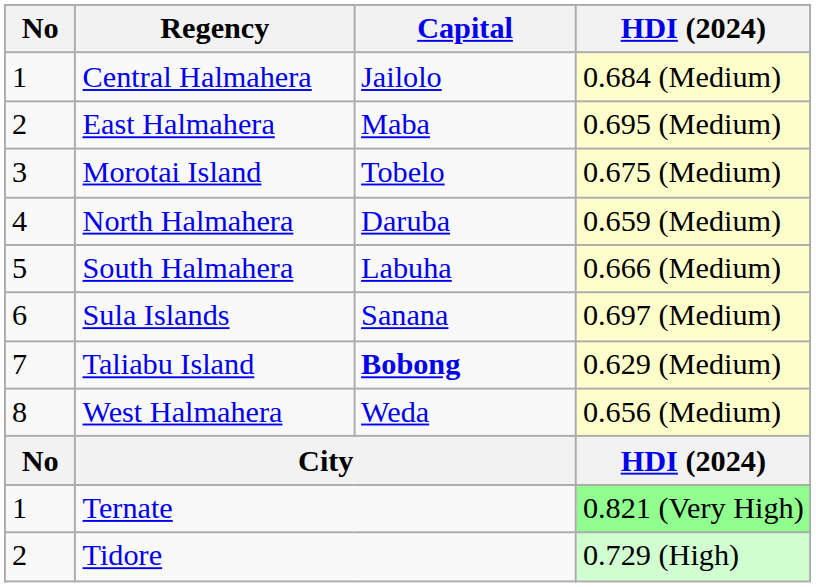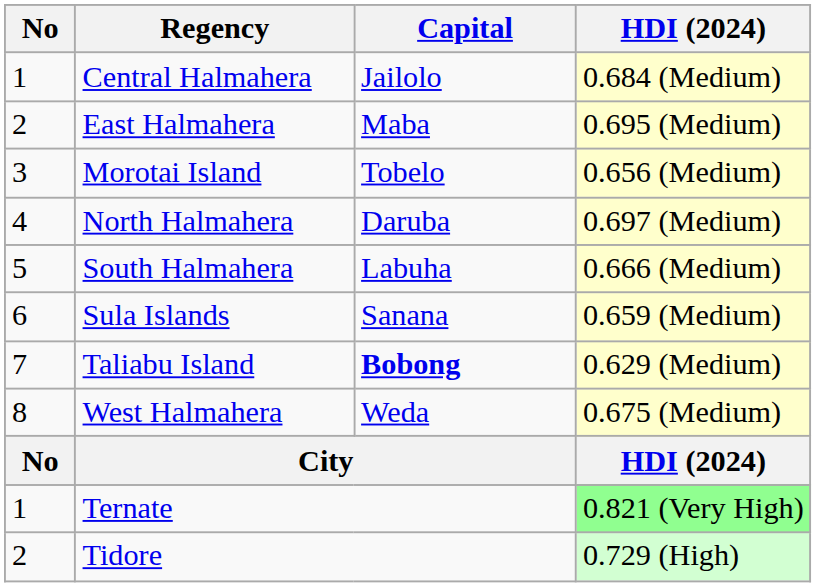(682, 172) 0.675 (Medium) -> (682, 172) 0.656 (Medium)
(682, 220) 0.659 (Medium) -> (682, 220) 0.697 (Medium)
(682, 316) 0.697 (Medium) -> (682, 316) 0.659 (Medium)
(682, 412) 0.656 (Medium) -> (682, 412) 0.675 (Medium)
